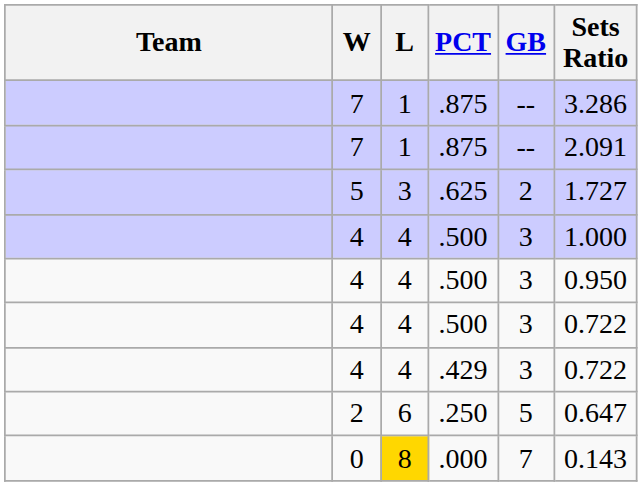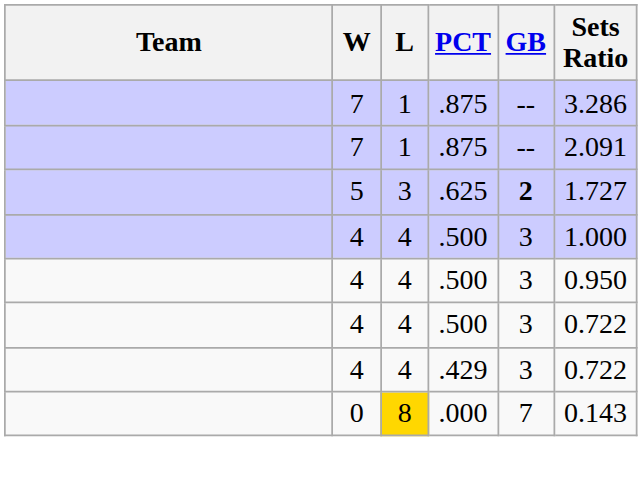(526, 191) normal -> (526, 191) bold
- row: (357, 413)
